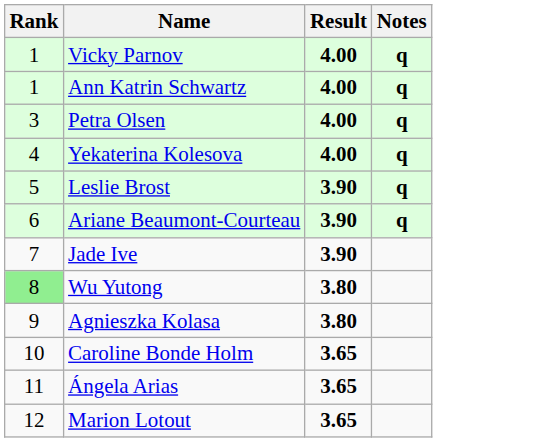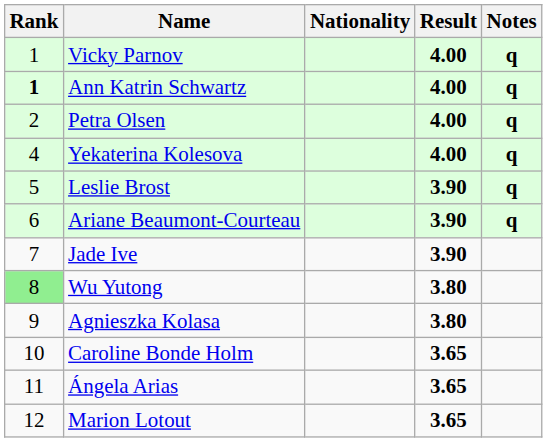+ column: (360, 21)
(34, 87) normal -> (34, 87) bold
(34, 120) 3 -> (34, 120) 2
